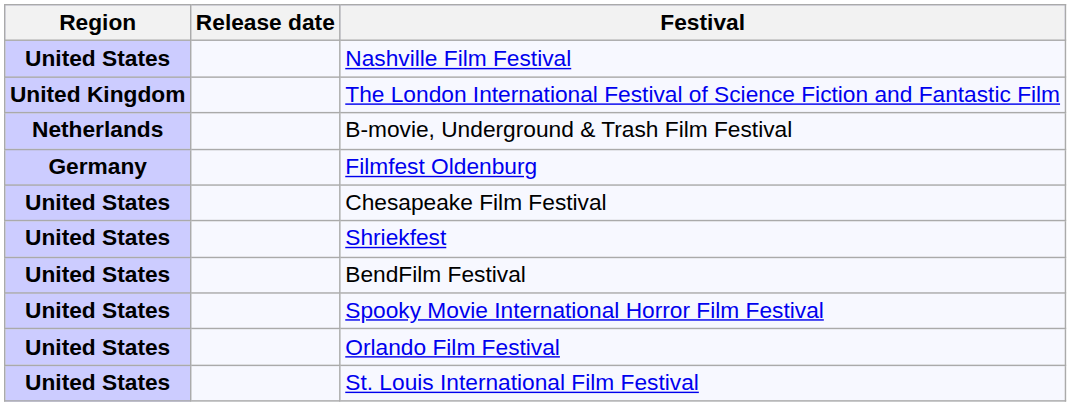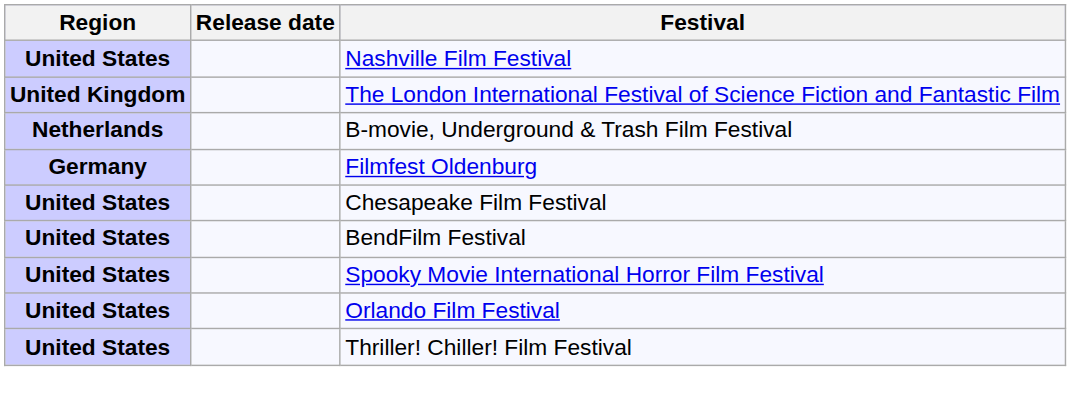- row: (396, 238)
+ row: (489, 346)
- row: (522, 382)
